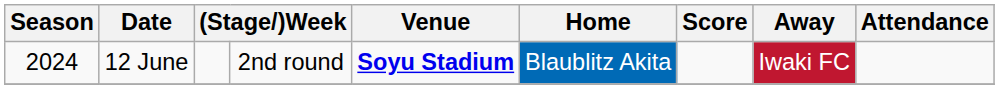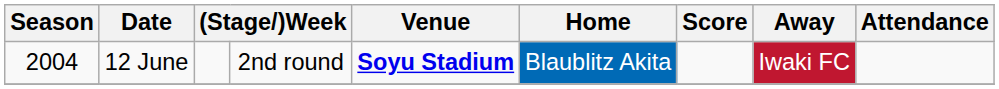(52, 62) 2024 -> (52, 62) 2004
